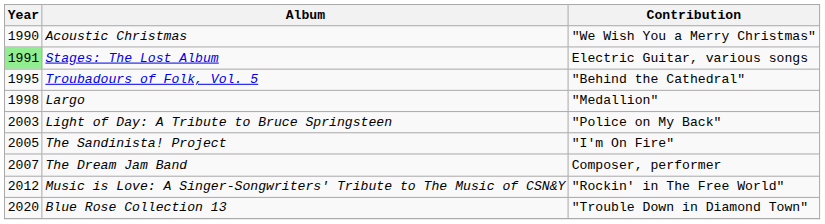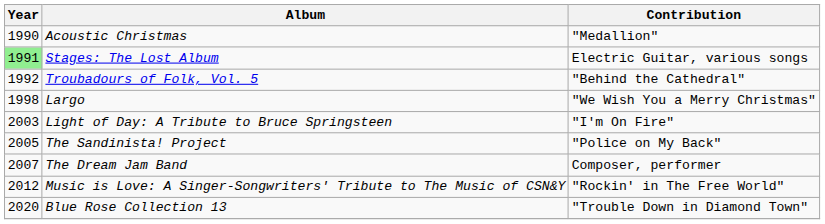(694, 37) "We Wish You a Merry Christmas" -> (615, 37) "Medallion"
(23, 79) 1995 -> (23, 79) 1992
(615, 101) "Medallion" -> (694, 101) "We Wish You a Merry Christmas"
(647, 122) "Police on My Back" -> (623, 122) "I'm On Fire"
(623, 144) "I'm On Fire" -> (647, 144) "Police on My Back"
